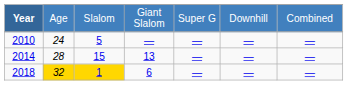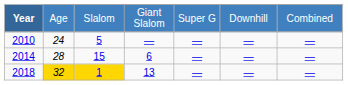(149, 56) 13 -> (149, 56) 6
(149, 72) 6 -> (149, 72) 13
